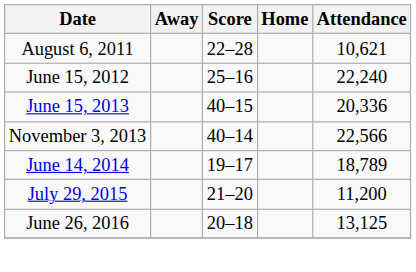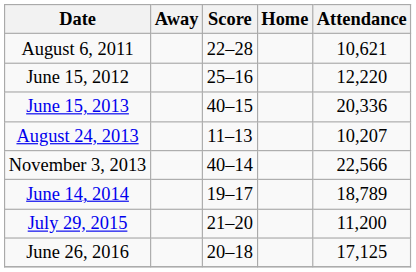(362, 77) 22,240 -> (362, 77) 12,220
+ row: (78, 135)
(362, 223) 13,125 -> (362, 252) 17,125
